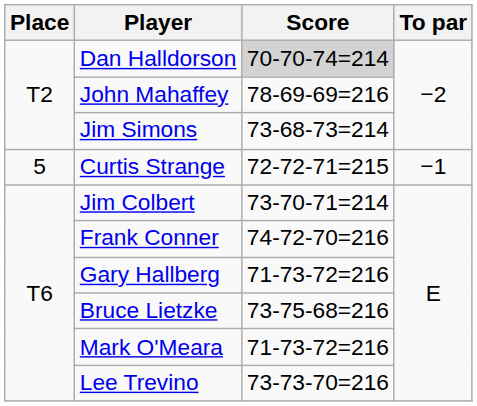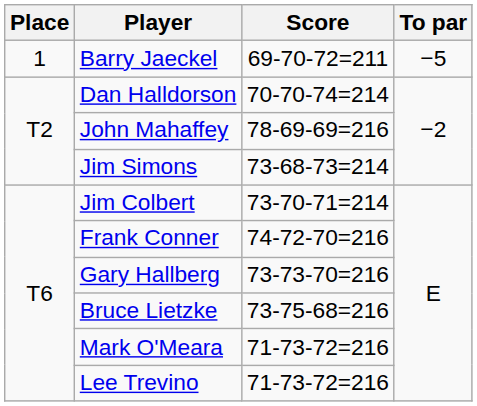+ row: (149, 58)
(318, 58) lightgrey background -> (318, 94) no background
- row: (152, 166)
(318, 274) 71-73-72=216 -> (318, 274) 73-73-70=216
(318, 382) 73-73-70=216 -> (318, 382) 71-73-72=216
